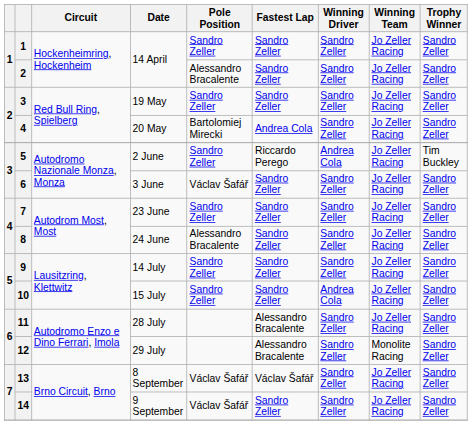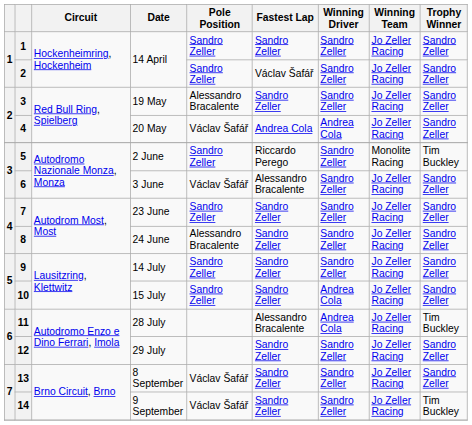(215, 73) Alessandro Bracalente -> (206, 73) Sandro Zeller
(272, 73) Sandro Zeller -> (284, 73) Václav Šafář
(206, 101) Sandro Zeller -> (215, 101) Alessandro Bracalente
(215, 129) Bartolomiej Mirecki -> (219, 129) Václav Šafář
(337, 129) Sandro Zeller -> (337, 129) Andrea Cola
(337, 156) Andrea Cola -> (337, 156) Sandro Zeller
(391, 156) Jo Zeller Racing -> (391, 156) Monolite Racing
(272, 184) Sandro Zeller -> (281, 184) Alessandro Bracalente
(337, 322) Sandro Zeller -> (337, 322) Andrea Cola
(439, 322) Sandro Zeller -> (441, 322) Tim Buckley
(281, 350) Alessandro Bracalente -> (272, 350) Sandro Zeller
(391, 350) Monolite Racing -> (391, 350) Jo Zeller Racing
(284, 378) Václav Šafář -> (272, 378) Sandro Zeller
(439, 406) Sandro Zeller -> (441, 406) Tim Buckley
